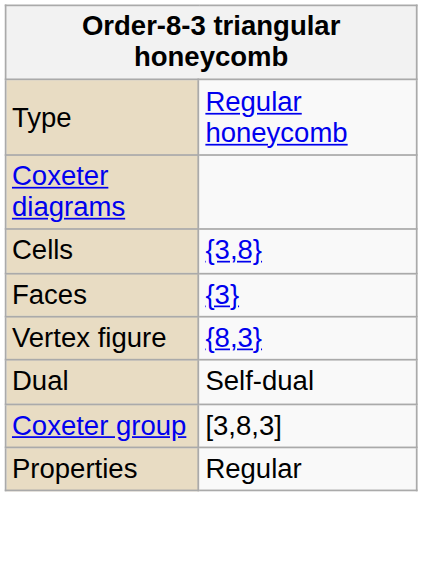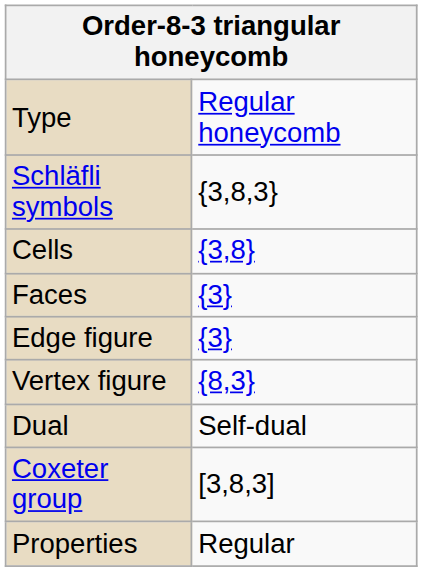+ row: (62, 191)
- row: (69, 191)
+ row: (82, 337)
